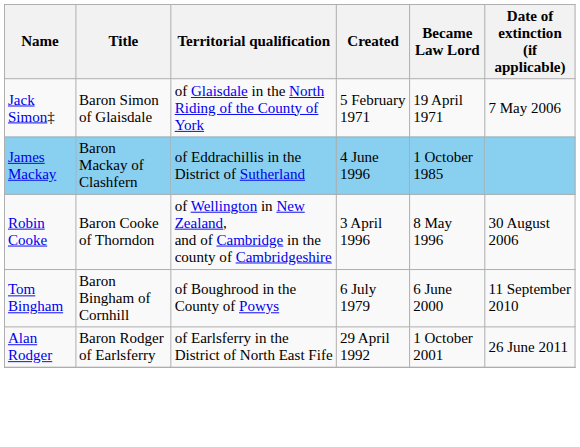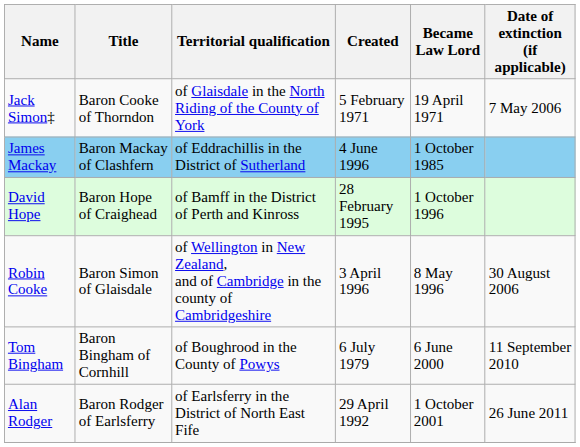(119, 107) Baron Simon of Glaisdale -> (119, 107) Baron Cooke of Thorndon
+ row: (26, 206)
(119, 231) Baron Cooke of Thorndon -> (119, 281) Baron Simon of Glaisdale
